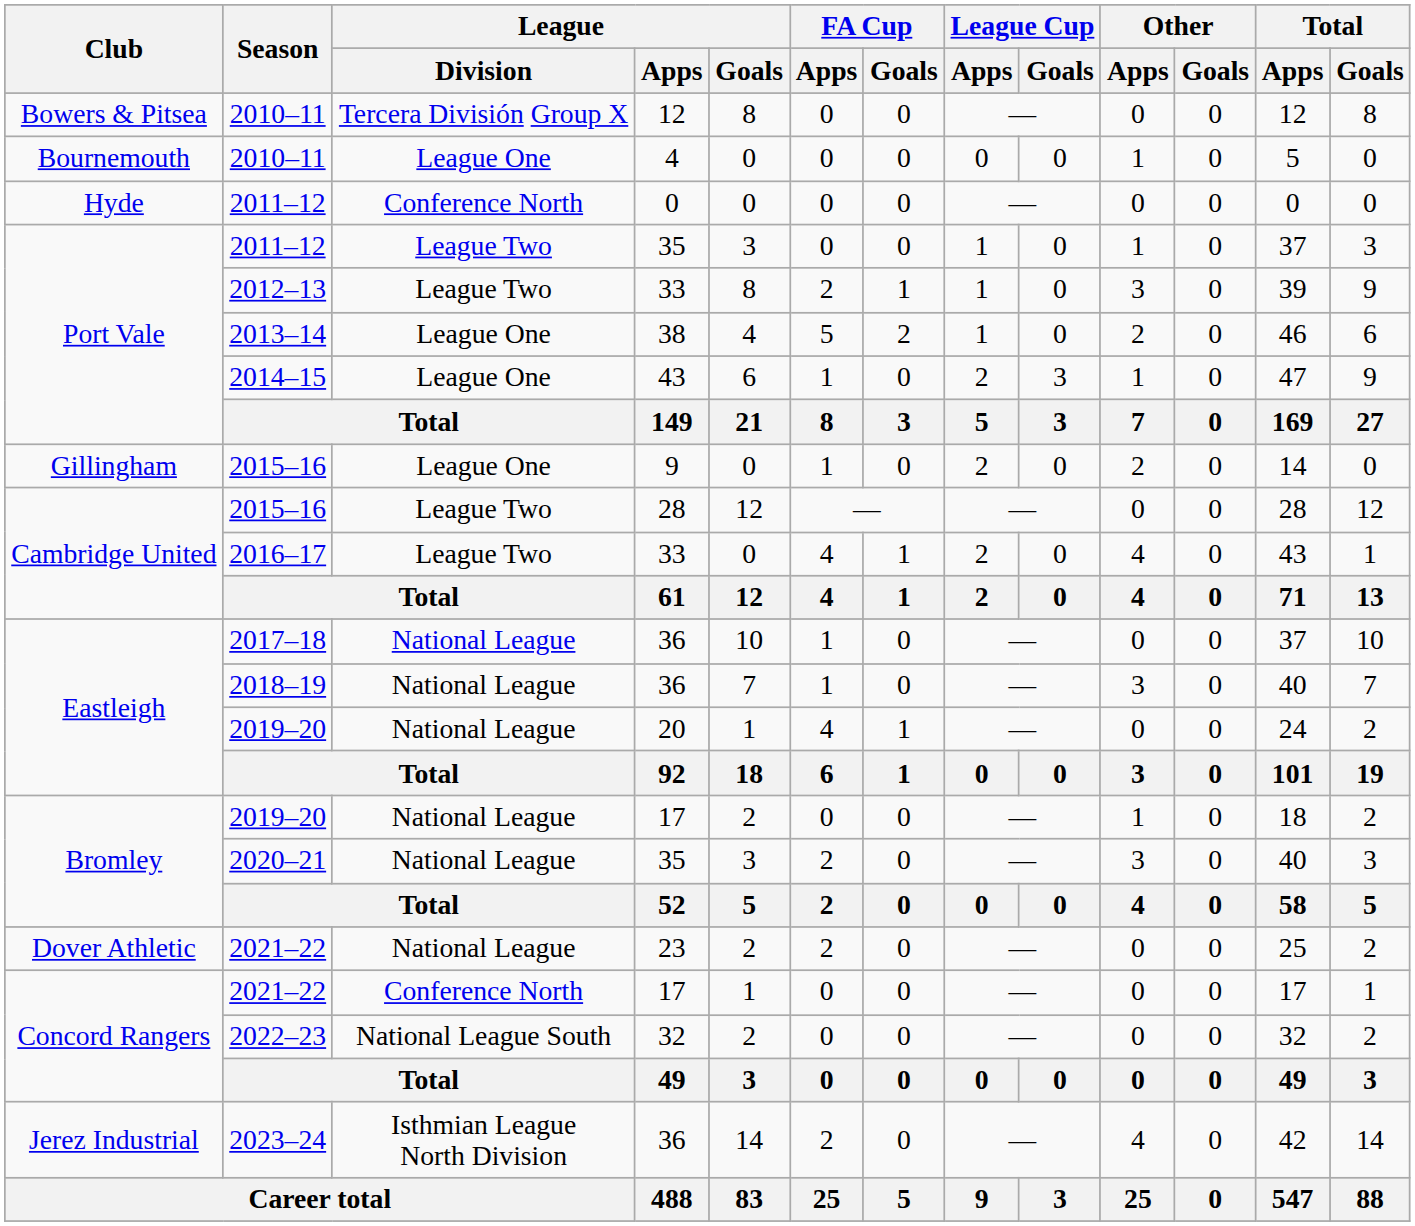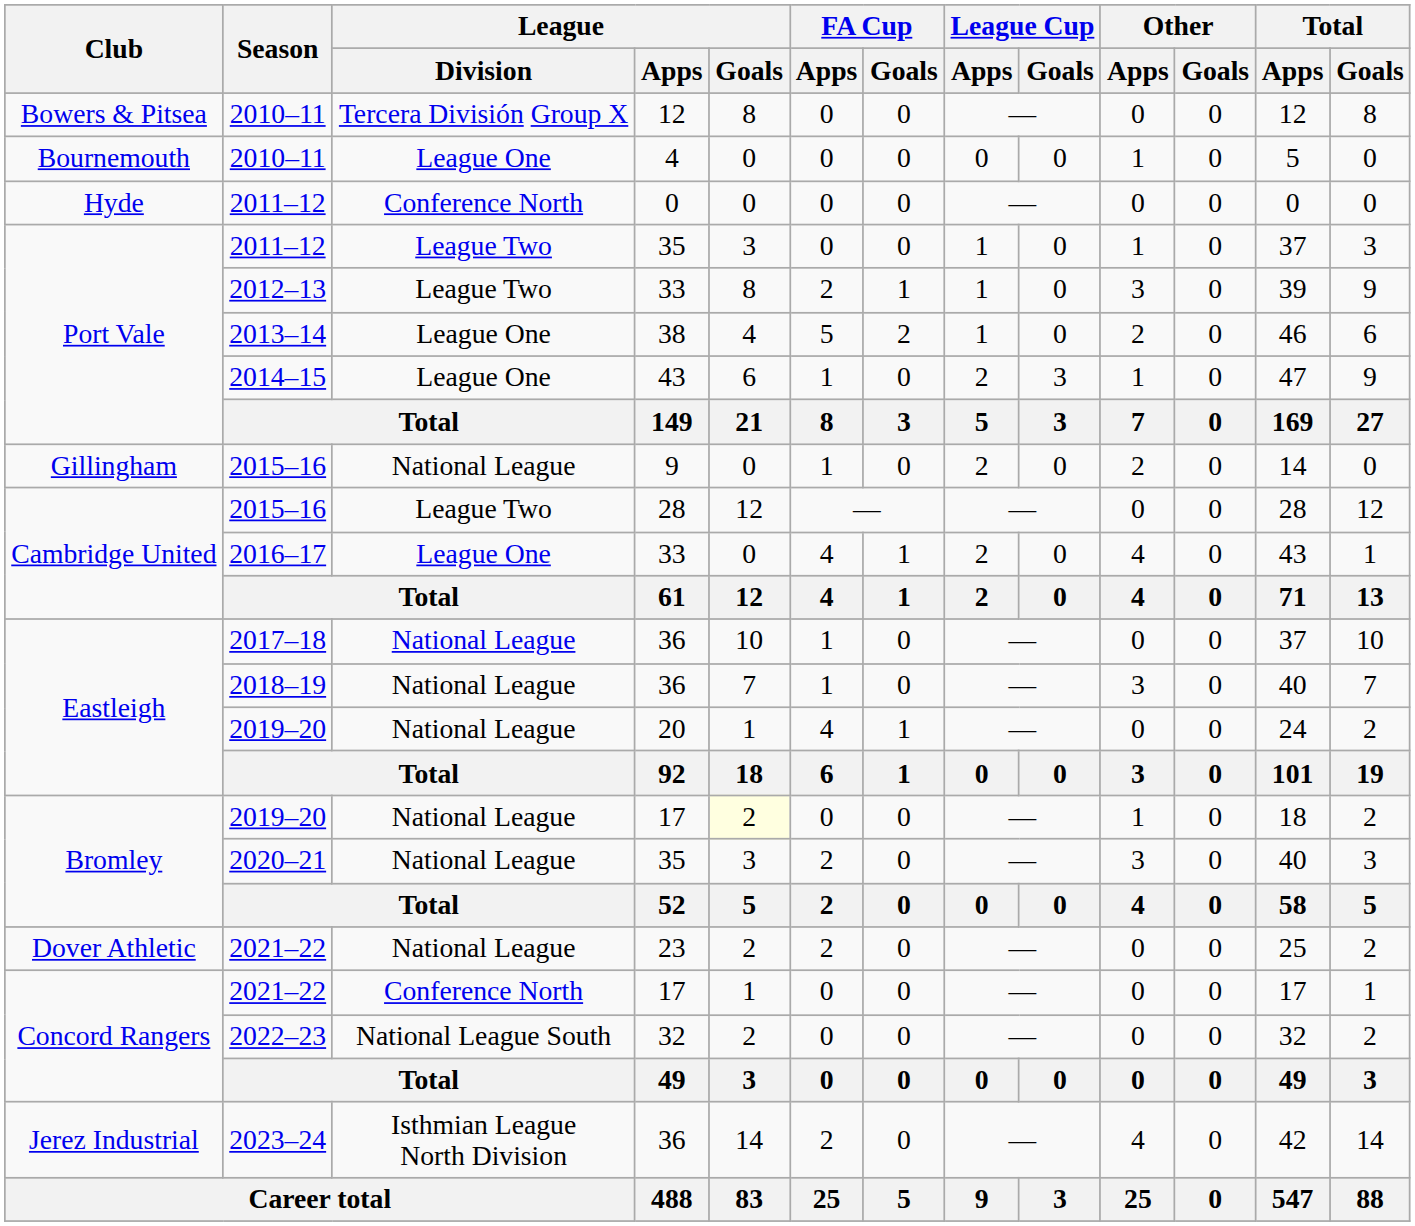(484, 465) League One -> (484, 465) National League
(484, 553) League Two -> (484, 553) League One
(749, 816) no background -> (749, 816) lightyellow background
